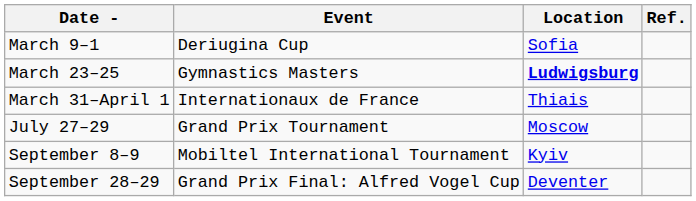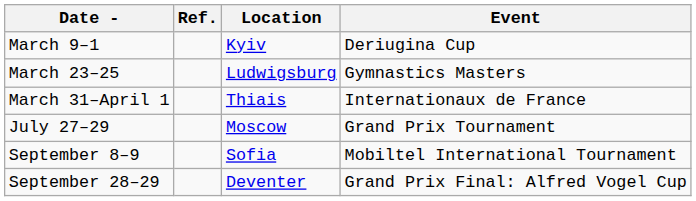columns swapped: (349, 18) <-> (667, 18)
(553, 46) Sofia -> (246, 46) Kyiv
(583, 73) bold -> (281, 73) normal
(548, 155) Kyiv -> (251, 155) Sofia
